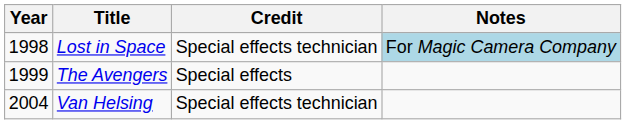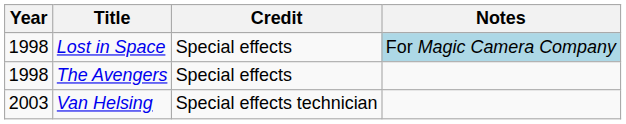(277, 47) Special effects technician -> (234, 47) Special effects
(29, 75) 1999 -> (29, 75) 1998
(29, 103) 2004 -> (29, 103) 2003
